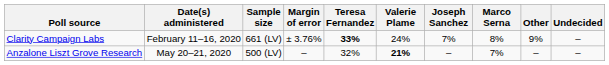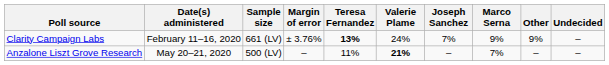(350, 38) 33% -> (350, 38) 13%
(497, 38) 8% -> (497, 38) 9%
(350, 54) 32% -> (350, 54) 11%
